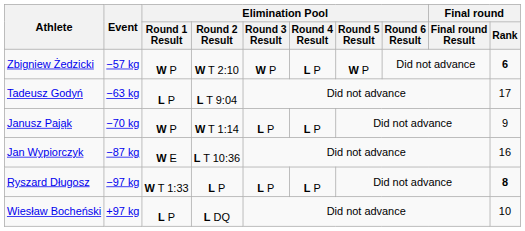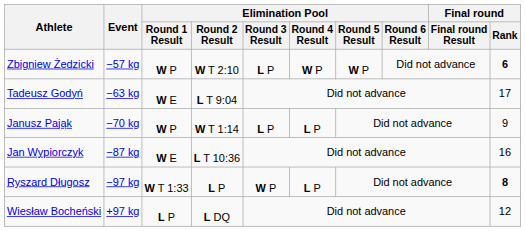(266, 71) W P -> (266, 71) L P
(312, 71) L P -> (312, 71) W P
(167, 100) L P -> (167, 100) W E
(266, 188) L P -> (266, 188) W P
(505, 212) 10 -> (505, 212) 12
